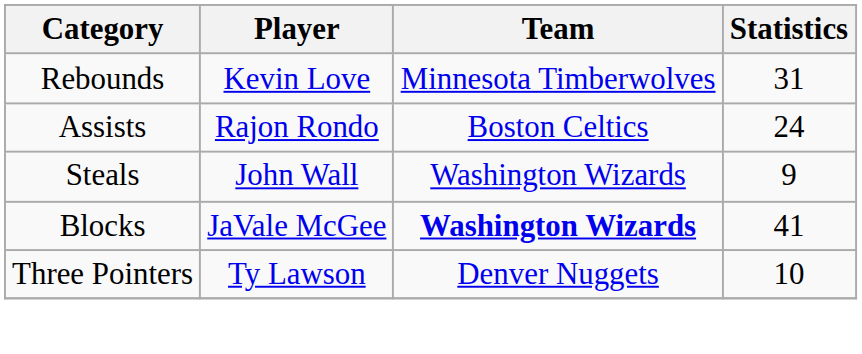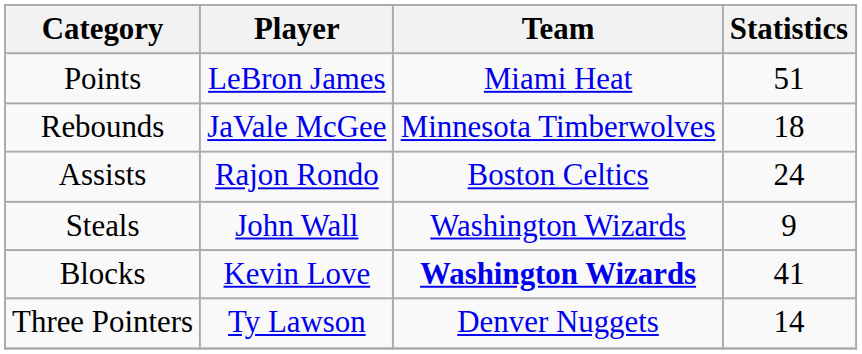+ row: (103, 77)
(297, 77) Kevin Love -> (297, 126) JaVale McGee
(789, 77) 31 -> (789, 126) 18
(297, 224) JaVale McGee -> (297, 273) Kevin Love
(789, 273) 10 -> (789, 322) 14
